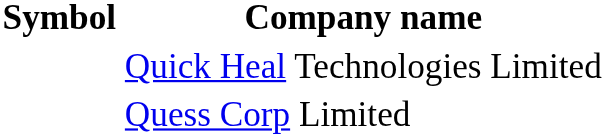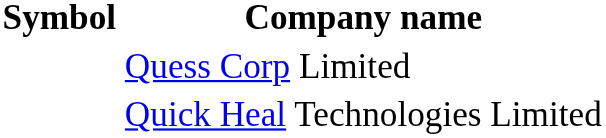rows swapped: (268, 114) <-> (363, 66)
